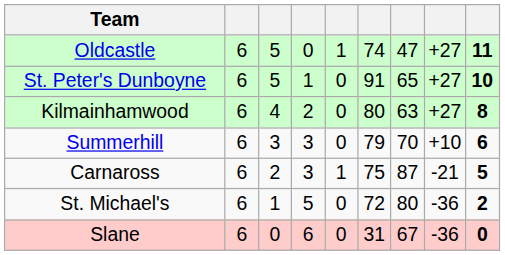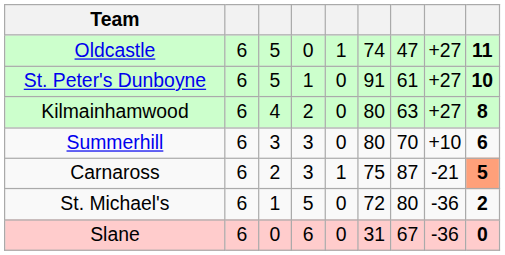(407, 81) 65 -> (407, 81) 61
(374, 142) 79 -> (374, 142) 80
(482, 173) no background -> (482, 173) lightsalmon background
